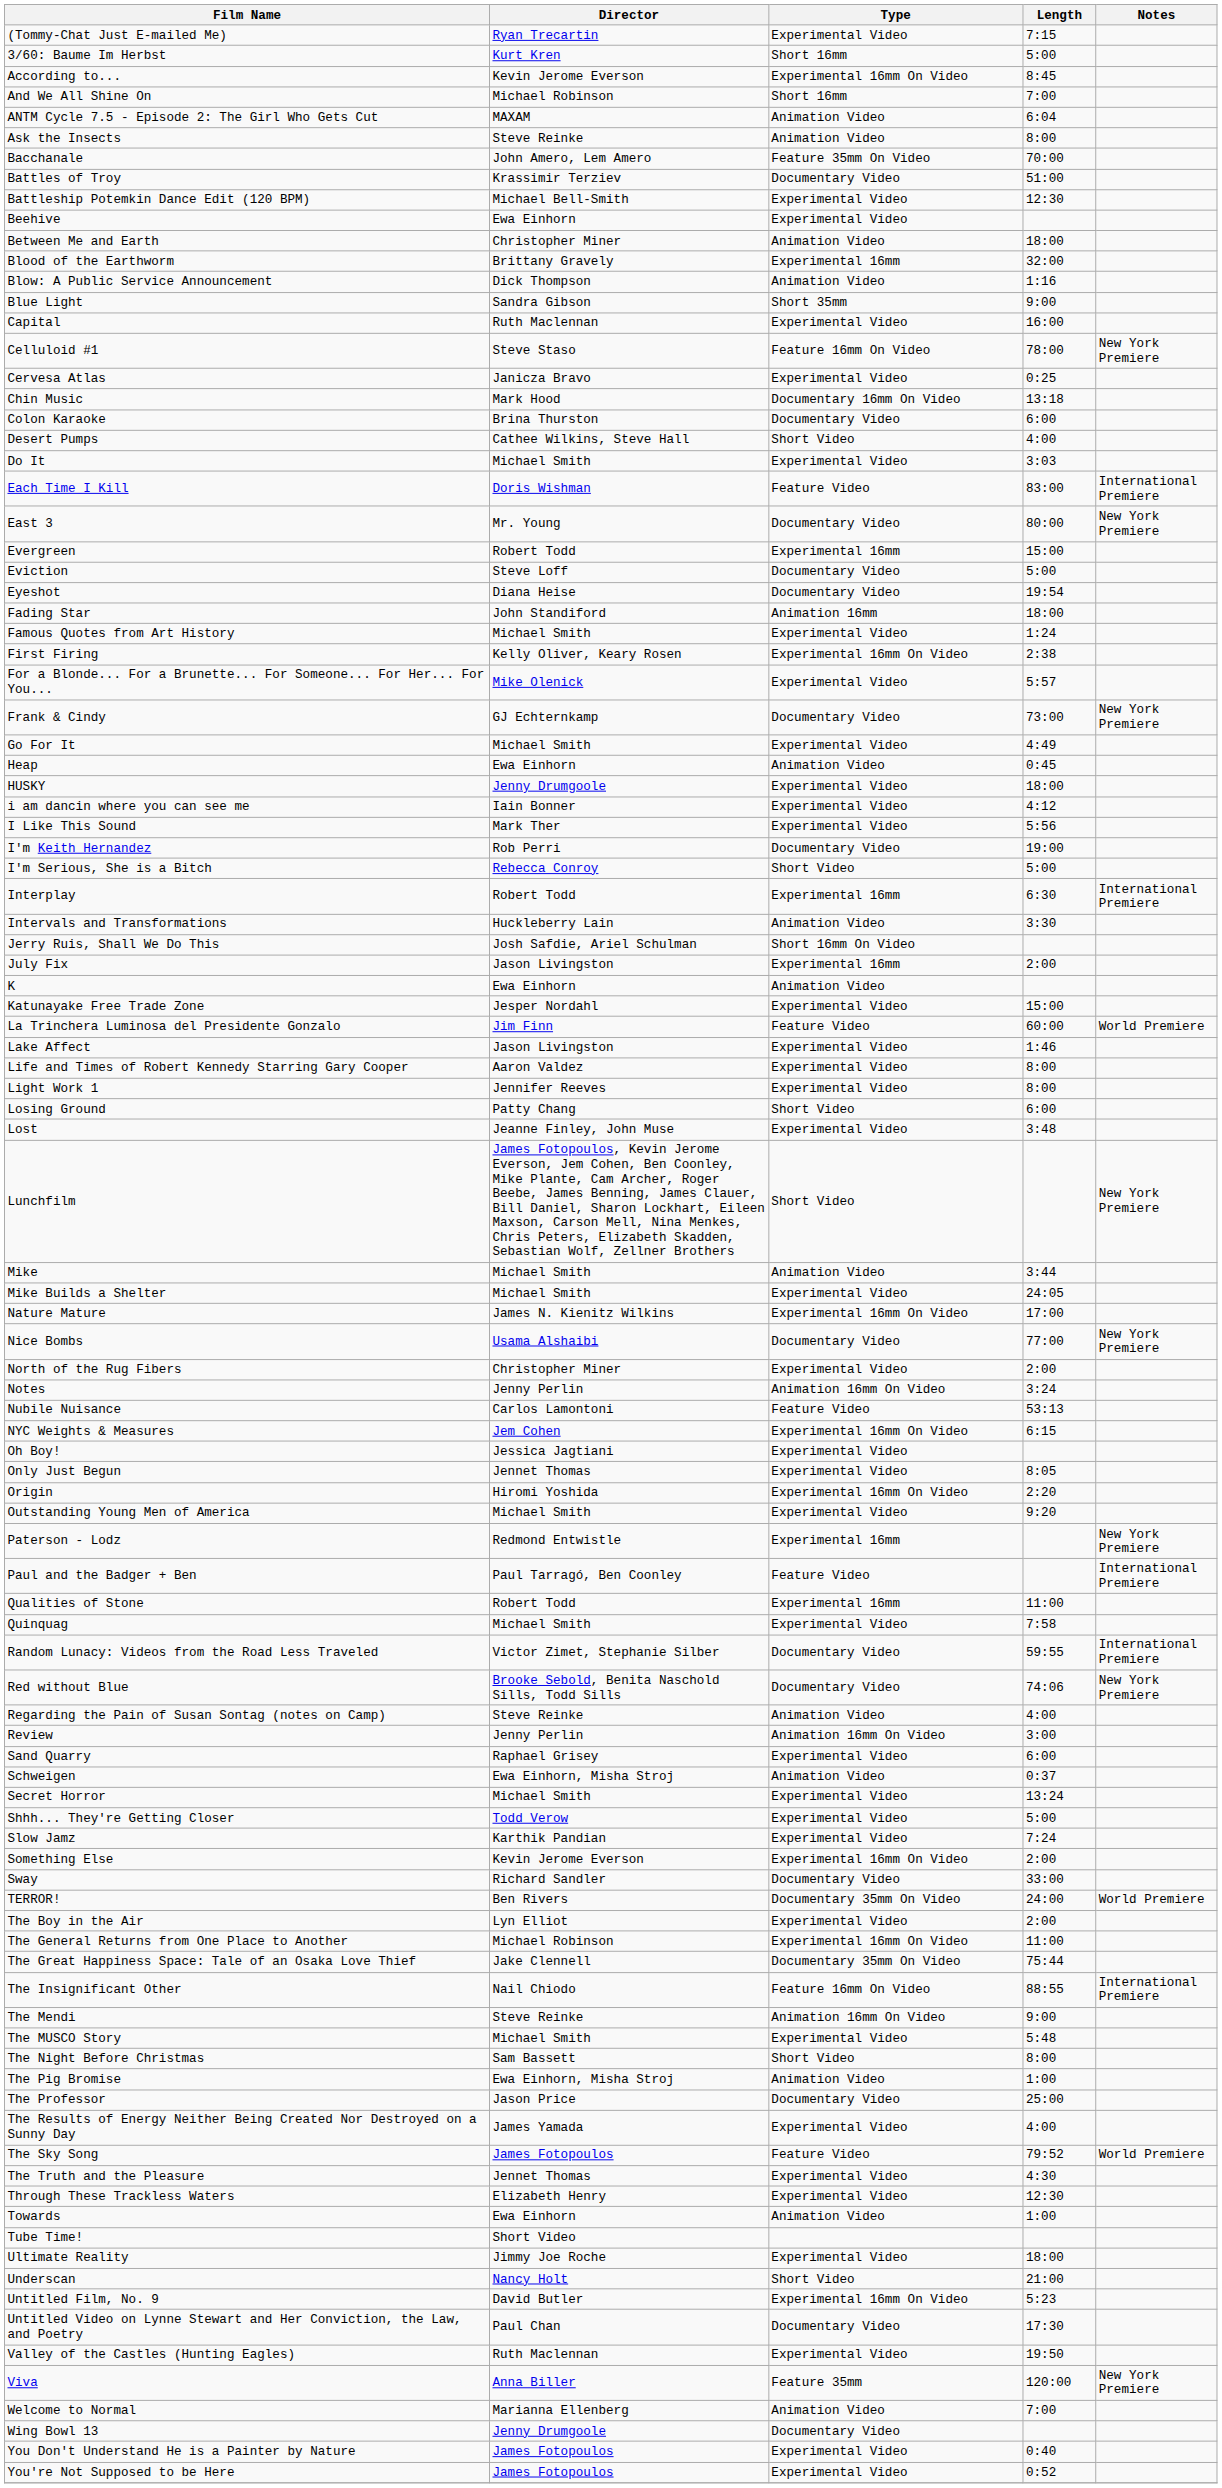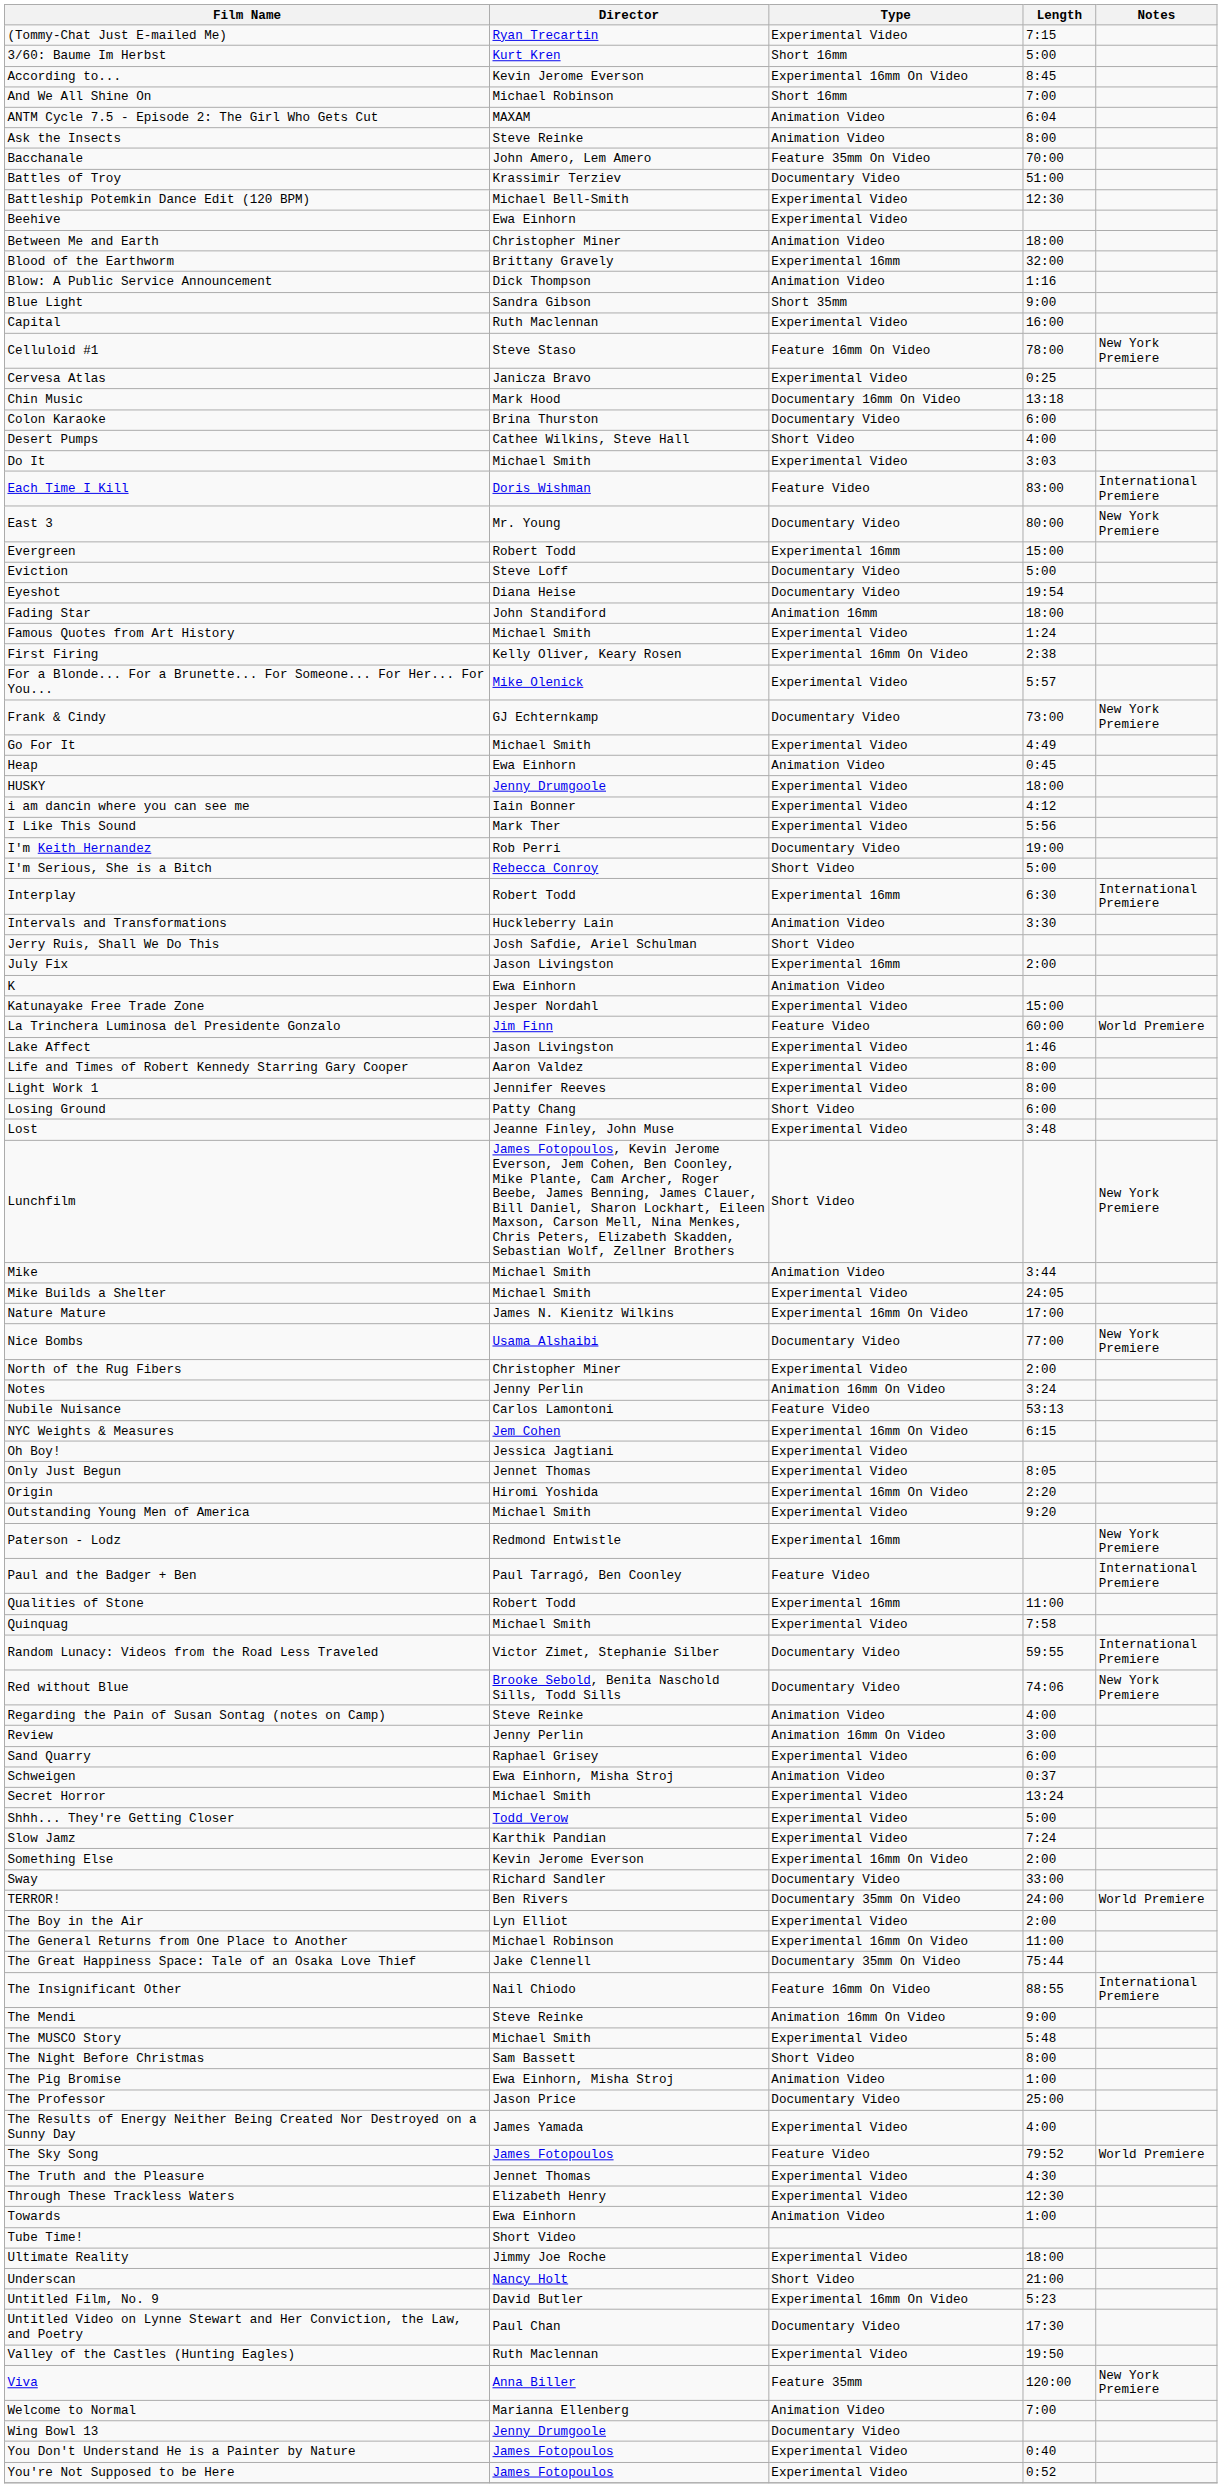(843, 945) Short 16mm On Video -> (813, 945) Short Video
